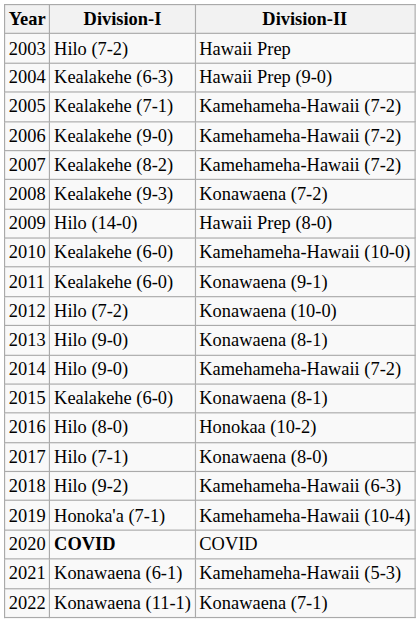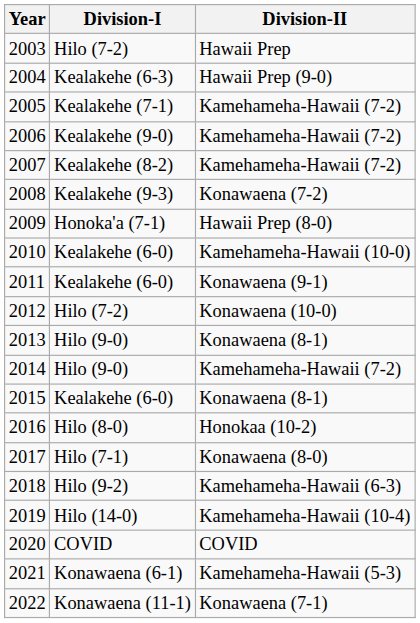(96, 223) Hilo (14-0) -> (110, 223) Honoka'a (7-1)
(110, 515) Honoka'a (7-1) -> (96, 515) Hilo (14-0)
(85, 544) bold -> (83, 544) normal
